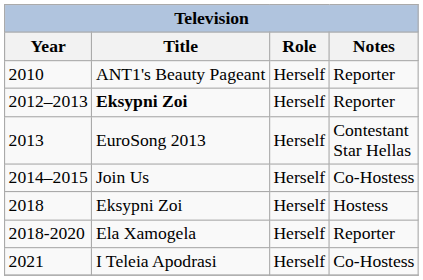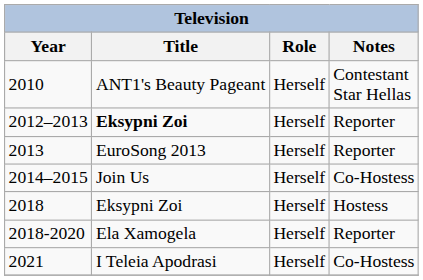(364, 74) Reporter -> (372, 84) Contestant Star Hellas
(372, 140) Contestant Star Hellas -> (364, 149) Reporter
